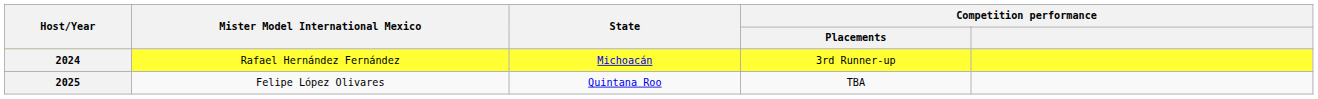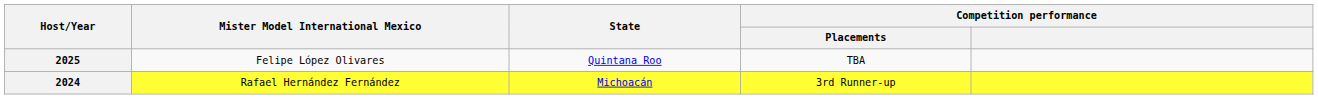rows swapped: (68, 82) <-> (68, 60)
